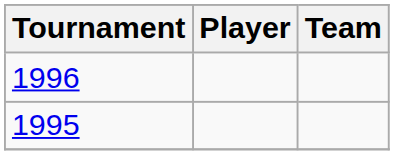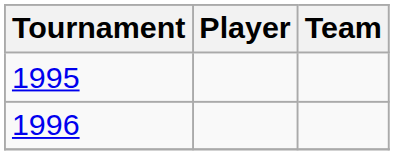rows swapped: (46, 125) <-> (46, 76)
